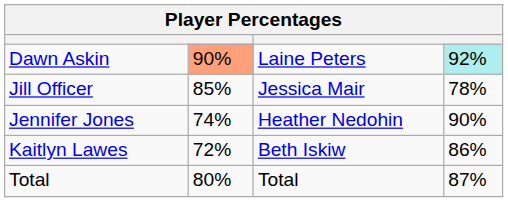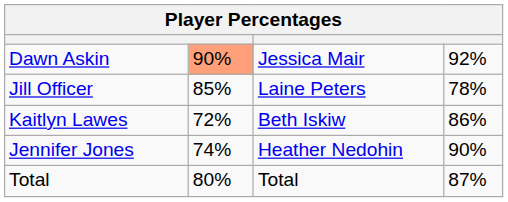(312, 59) Laine Peters -> (311, 59) Jessica Mair
(467, 59) paleturquoise background -> (467, 59) no background
(311, 89) Jessica Mair -> (312, 89) Laine Peters
rows swapped: (68, 150) <-> (71, 119)
